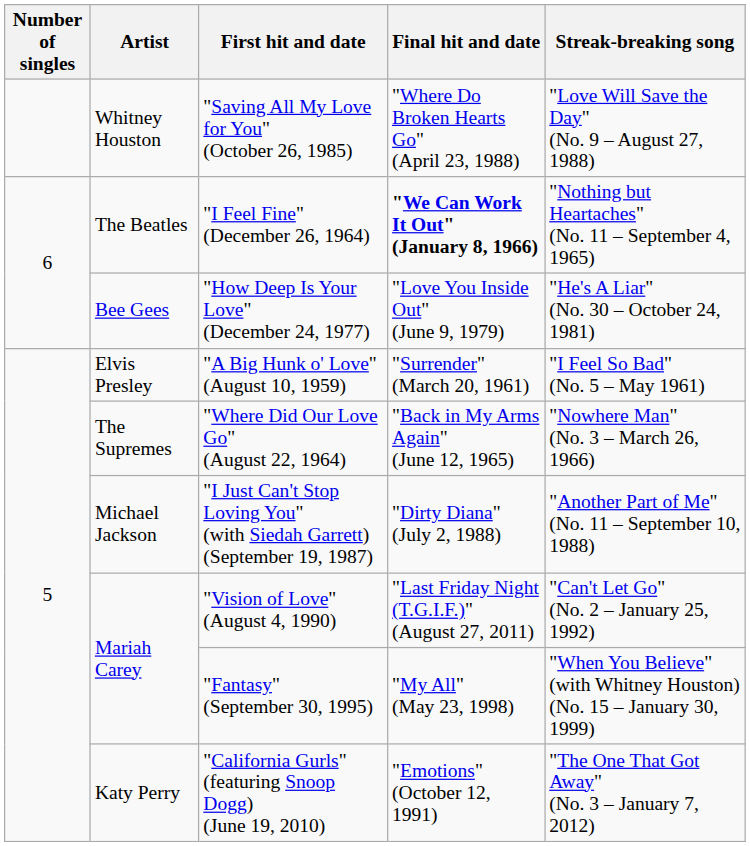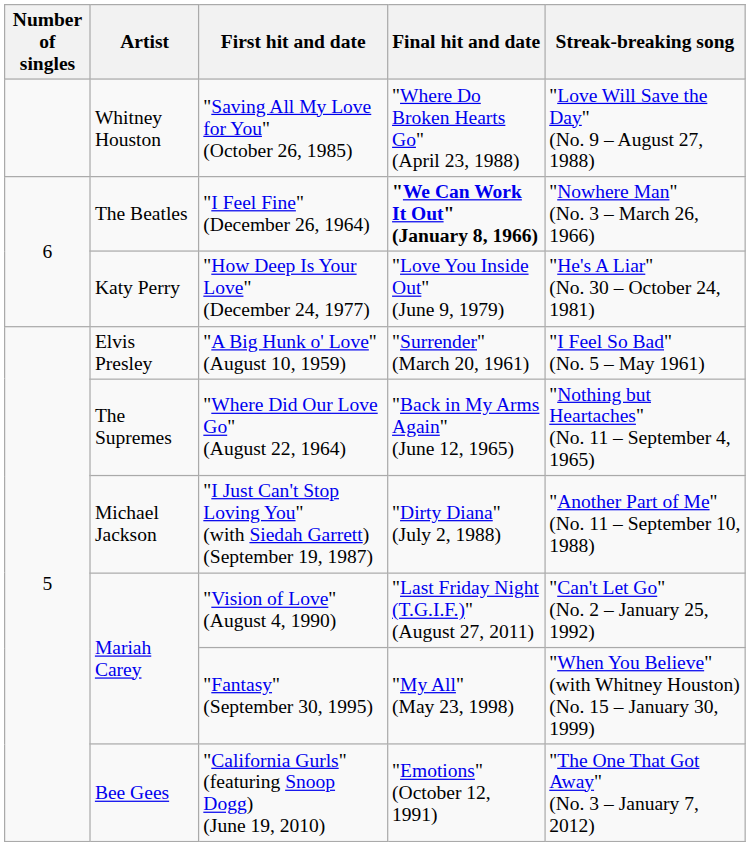(640, 224) "Nothing but Heartaches" (No. 11 – September 4, 1965) -> (624, 213) "Nowhere Man" (No. 3 – March 26, 1966)
(132, 310) Bee Gees -> (137, 288) Katy Perry
(624, 438) "Nowhere Man" (No. 3 – March 26, 1966) -> (640, 427) "Nothing but Heartaches" (No. 11 – September 4, 1965)
(137, 792) Katy Perry -> (132, 792) Bee Gees
